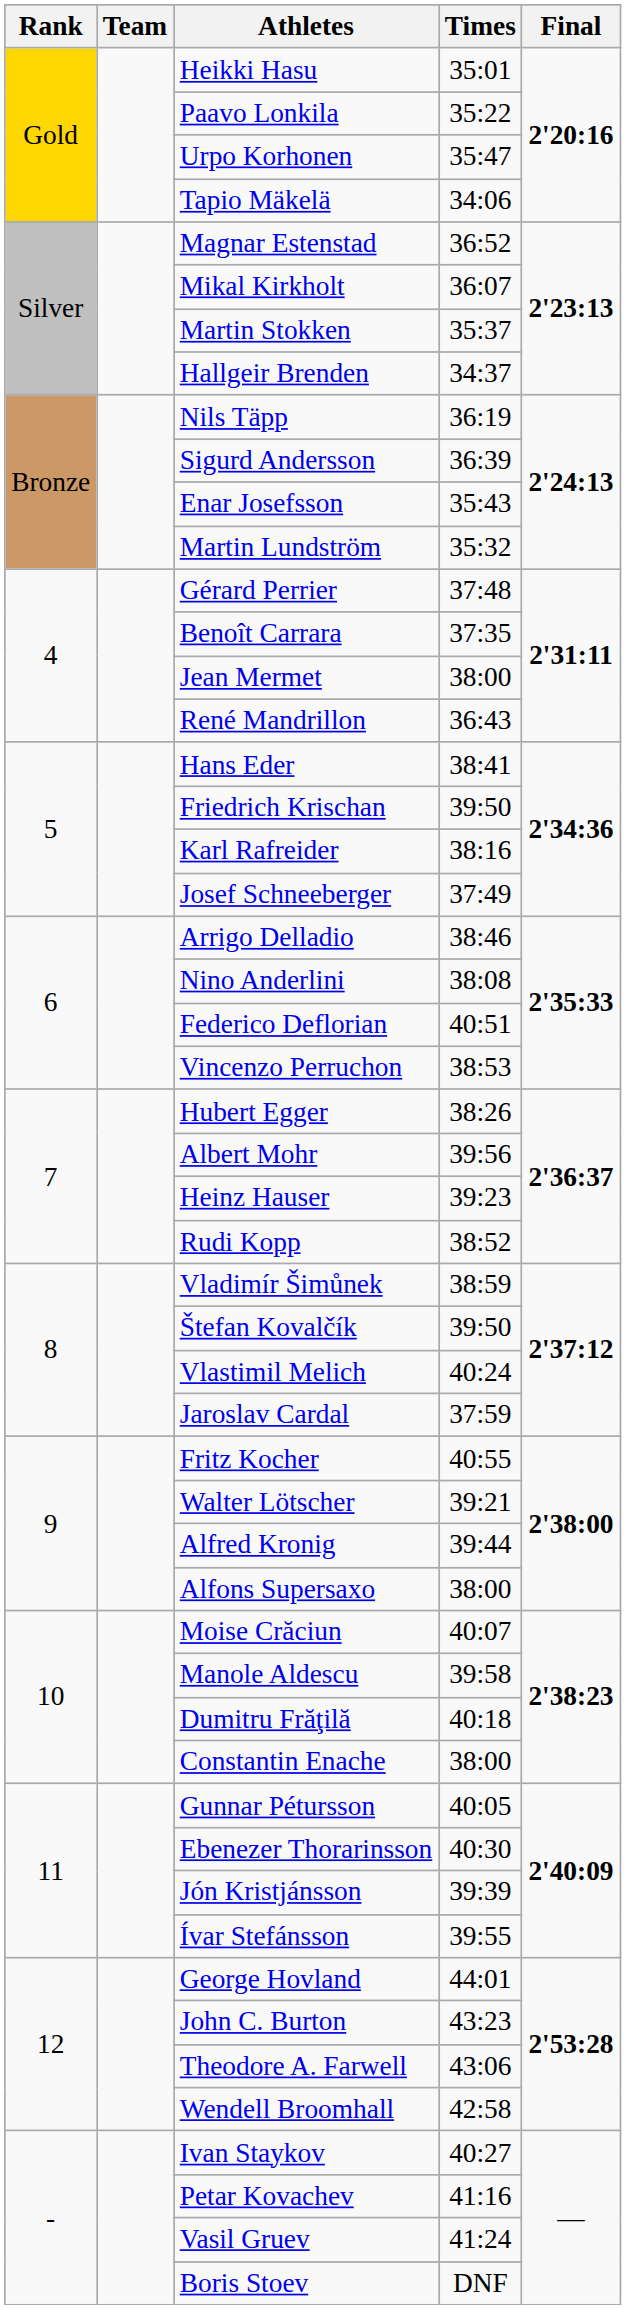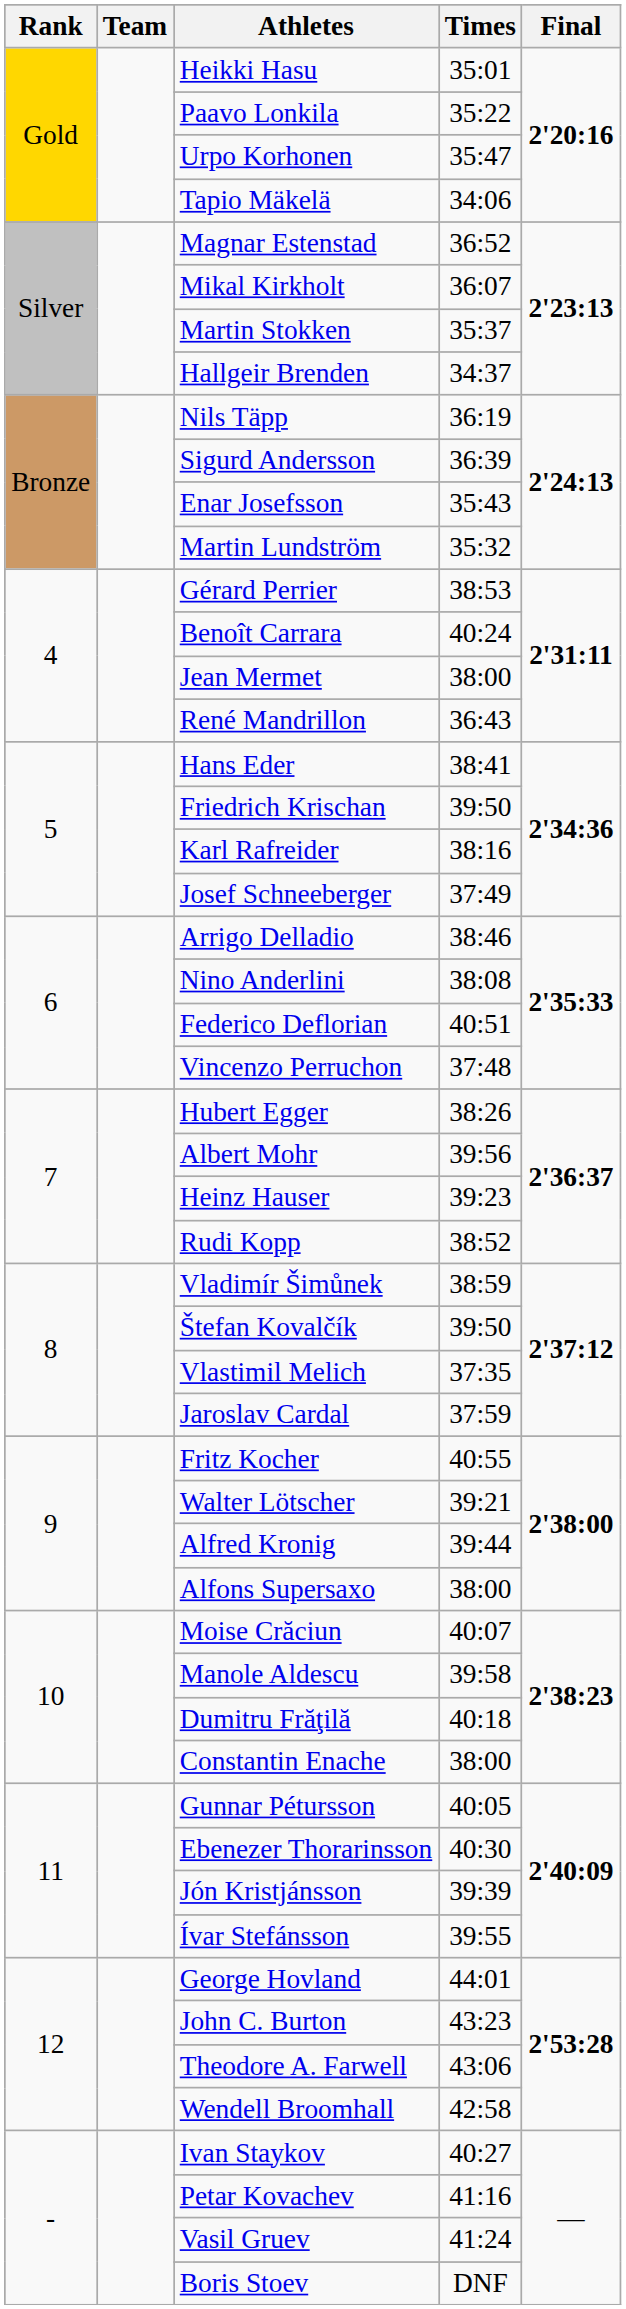(480, 590) 37:48 -> (480, 590) 38:53
(480, 633) 37:35 -> (480, 633) 40:24
(480, 1067) 38:53 -> (480, 1067) 37:48
(480, 1371) 40:24 -> (480, 1371) 37:35
